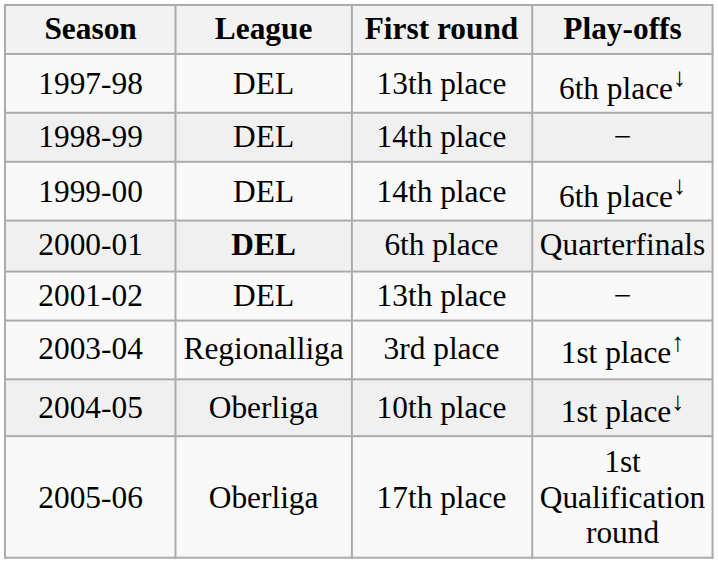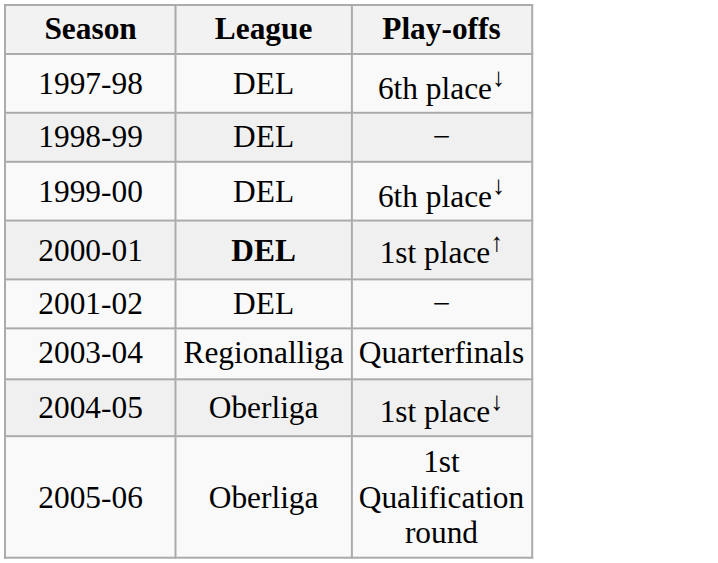- column: (441, 29)
(623, 245) Quarterfinals -> (441, 249) 1st place↑
(623, 348) 1st place↑ -> (441, 353) Quarterfinals
